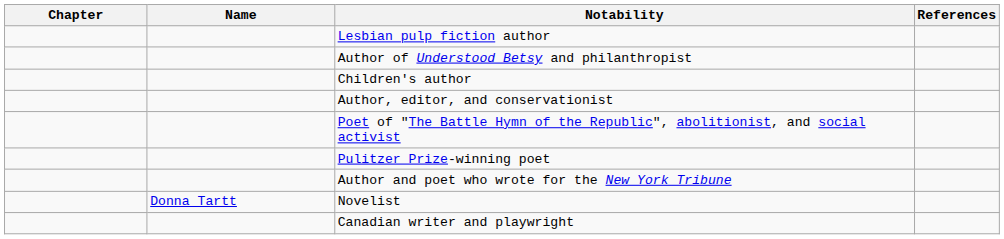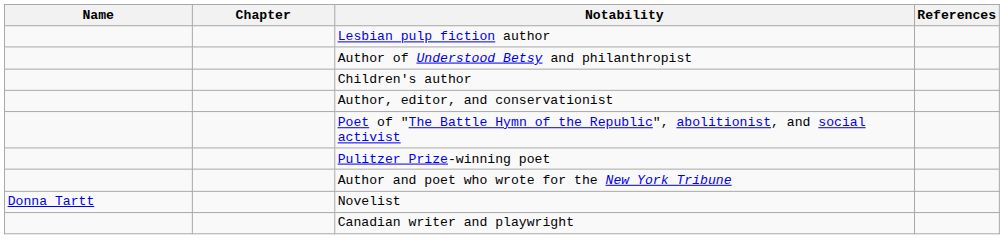columns swapped: (241, 15) <-> (76, 15)
